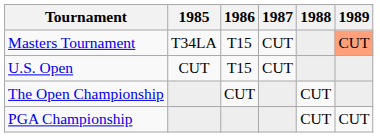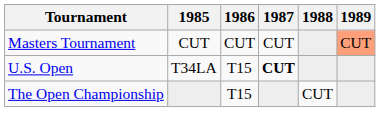(194, 43) T34LA -> (194, 43) CUT
(239, 43) T15 -> (239, 43) CUT
(194, 68) CUT -> (194, 68) T34LA
(278, 68) normal -> (278, 68) bold
(239, 94) CUT -> (239, 94) T15
- row: (70, 119)
